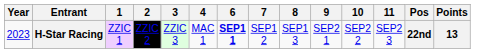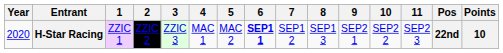+ column: (231, 12)
(18, 34) 2023 -> (18, 34) 2020
(452, 34) 13 -> (480, 34) 10
